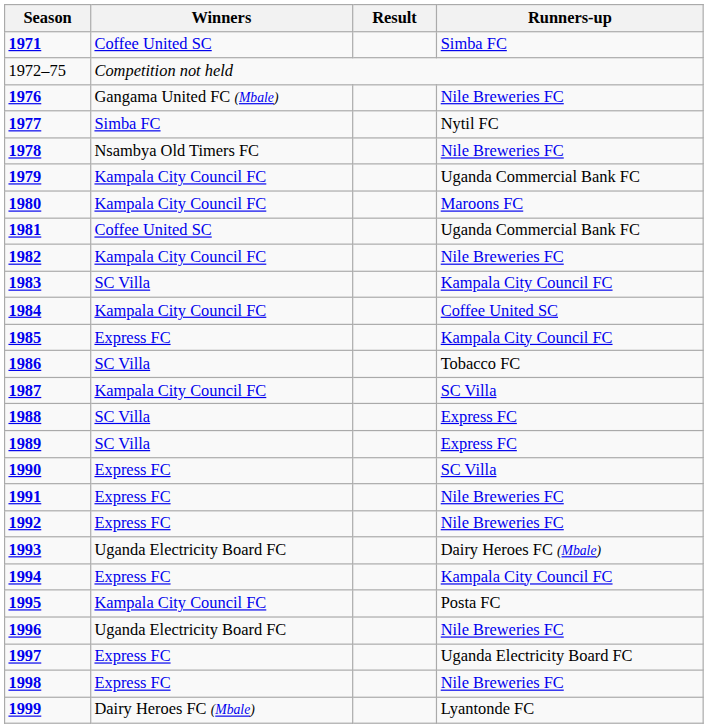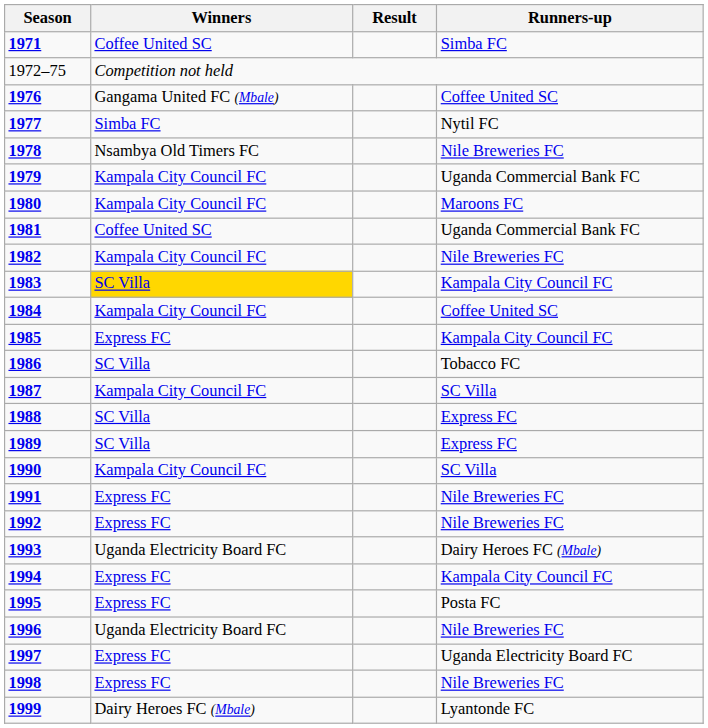(502, 97) Nile Breweries FC -> (499, 97) Coffee United SC
(122, 283) no background -> (122, 283) gold background
(133, 470) Express FC -> (180, 470) Kampala City Council FC
(180, 603) Kampala City Council FC -> (133, 603) Express FC
